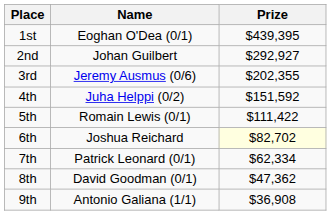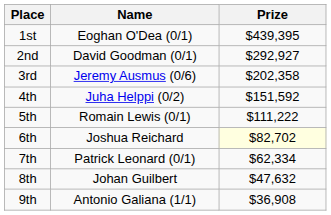(135, 55) Johan Guilbert -> (135, 55) David Goodman (0/1)
(272, 76) $202,355 -> (272, 76) $202,358
(272, 117) $111,422 -> (272, 117) $111,222
(135, 179) David Goodman (0/1) -> (135, 179) Johan Guilbert
(272, 179) $47,362 -> (272, 179) $47,632
